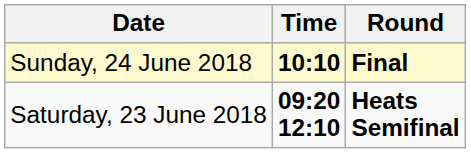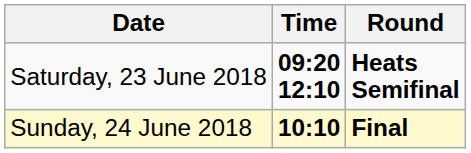rows swapped: (139, 114) <-> (131, 62)
